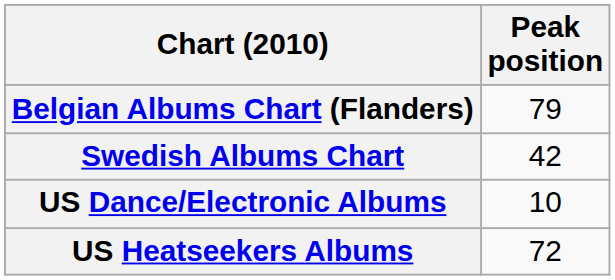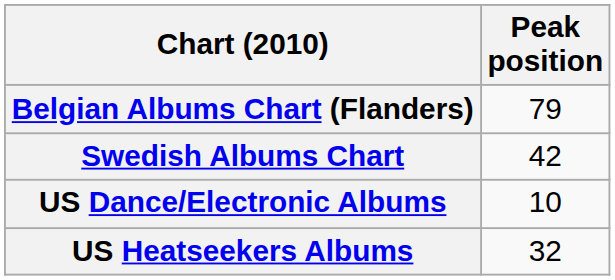(545, 250) 72 -> (545, 250) 32
